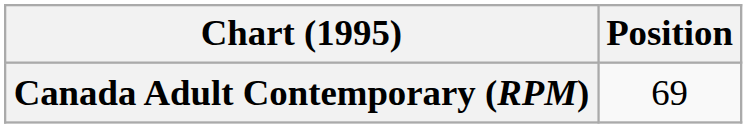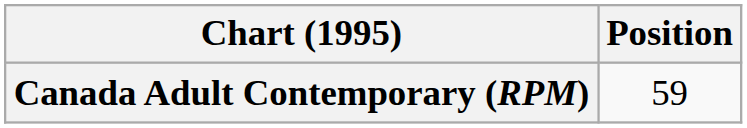(670, 92) 69 -> (670, 92) 59
